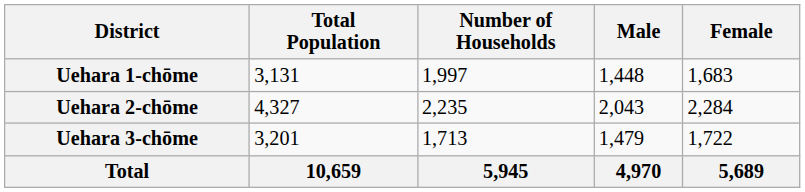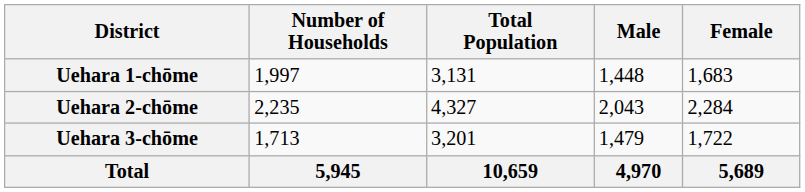columns swapped: (506, 31) <-> (333, 31)
